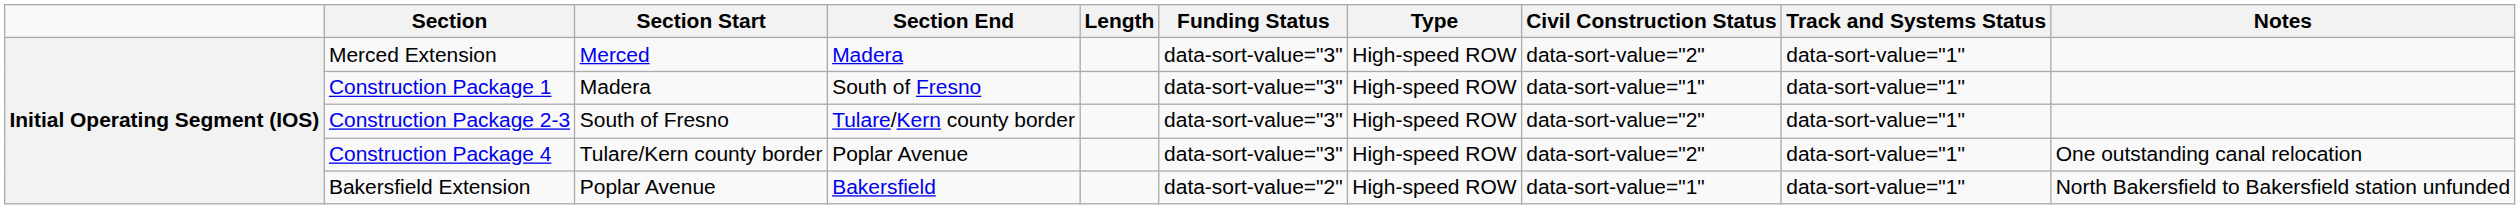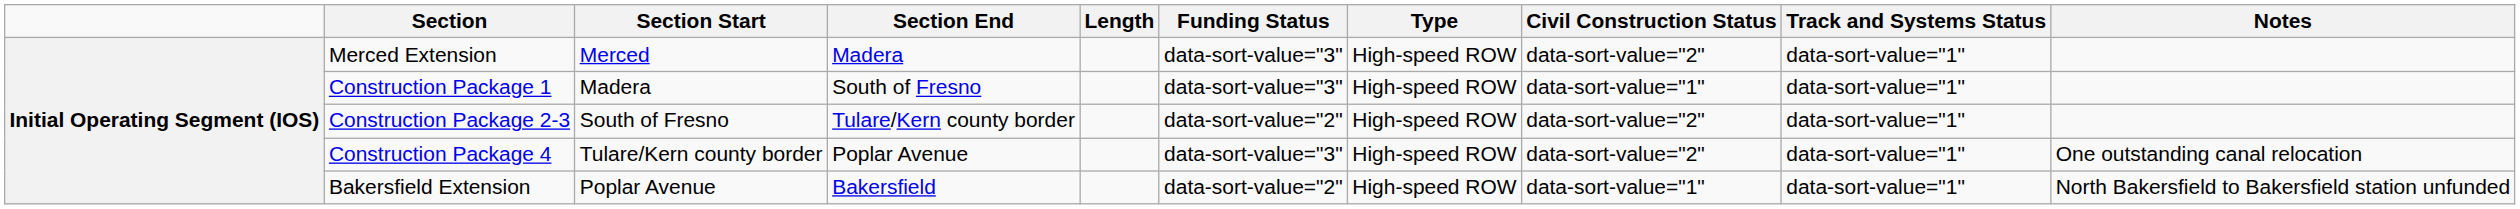(1253, 120) data-sort-value="3" -> (1253, 120) data-sort-value="2"
